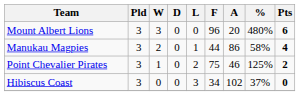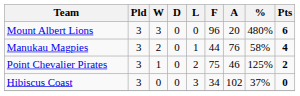(234, 47) 86 -> (234, 47) 76
